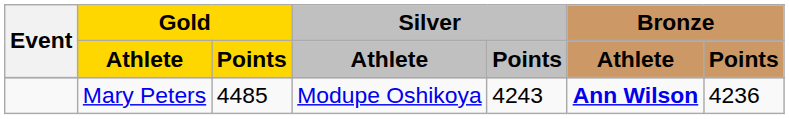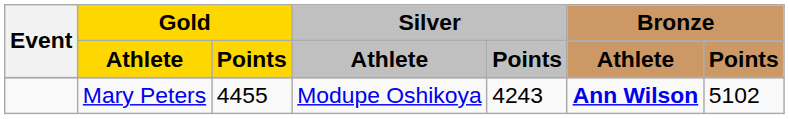(242, 95) 4485 -> (242, 95) 4455
(734, 95) 4236 -> (734, 95) 5102
